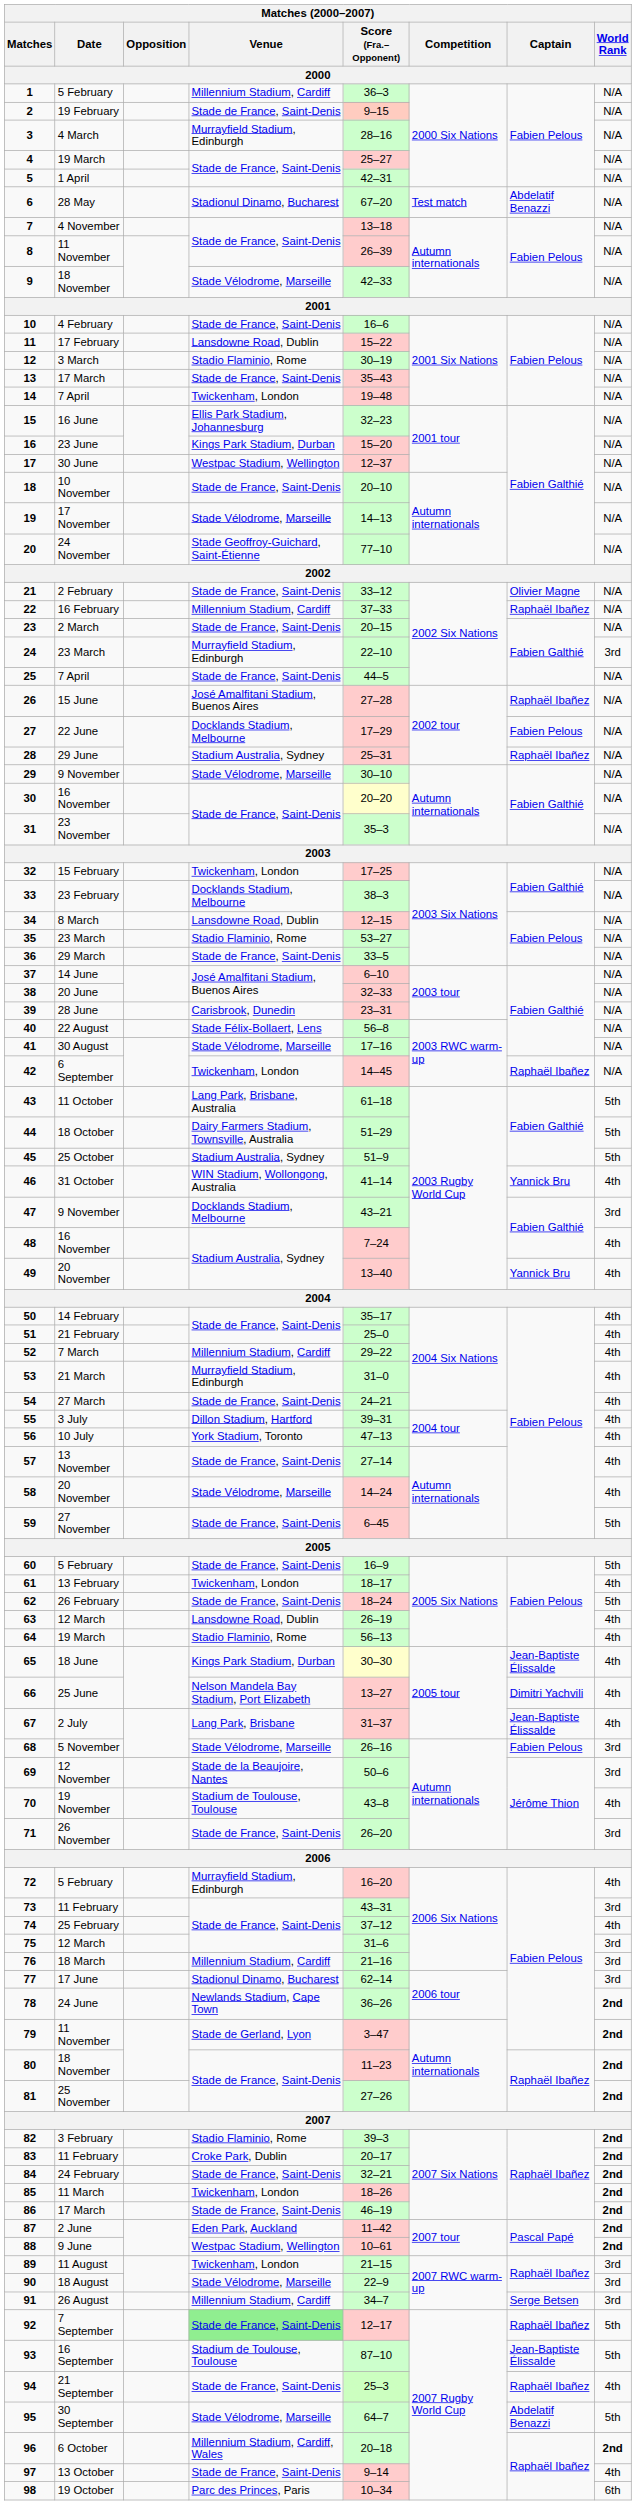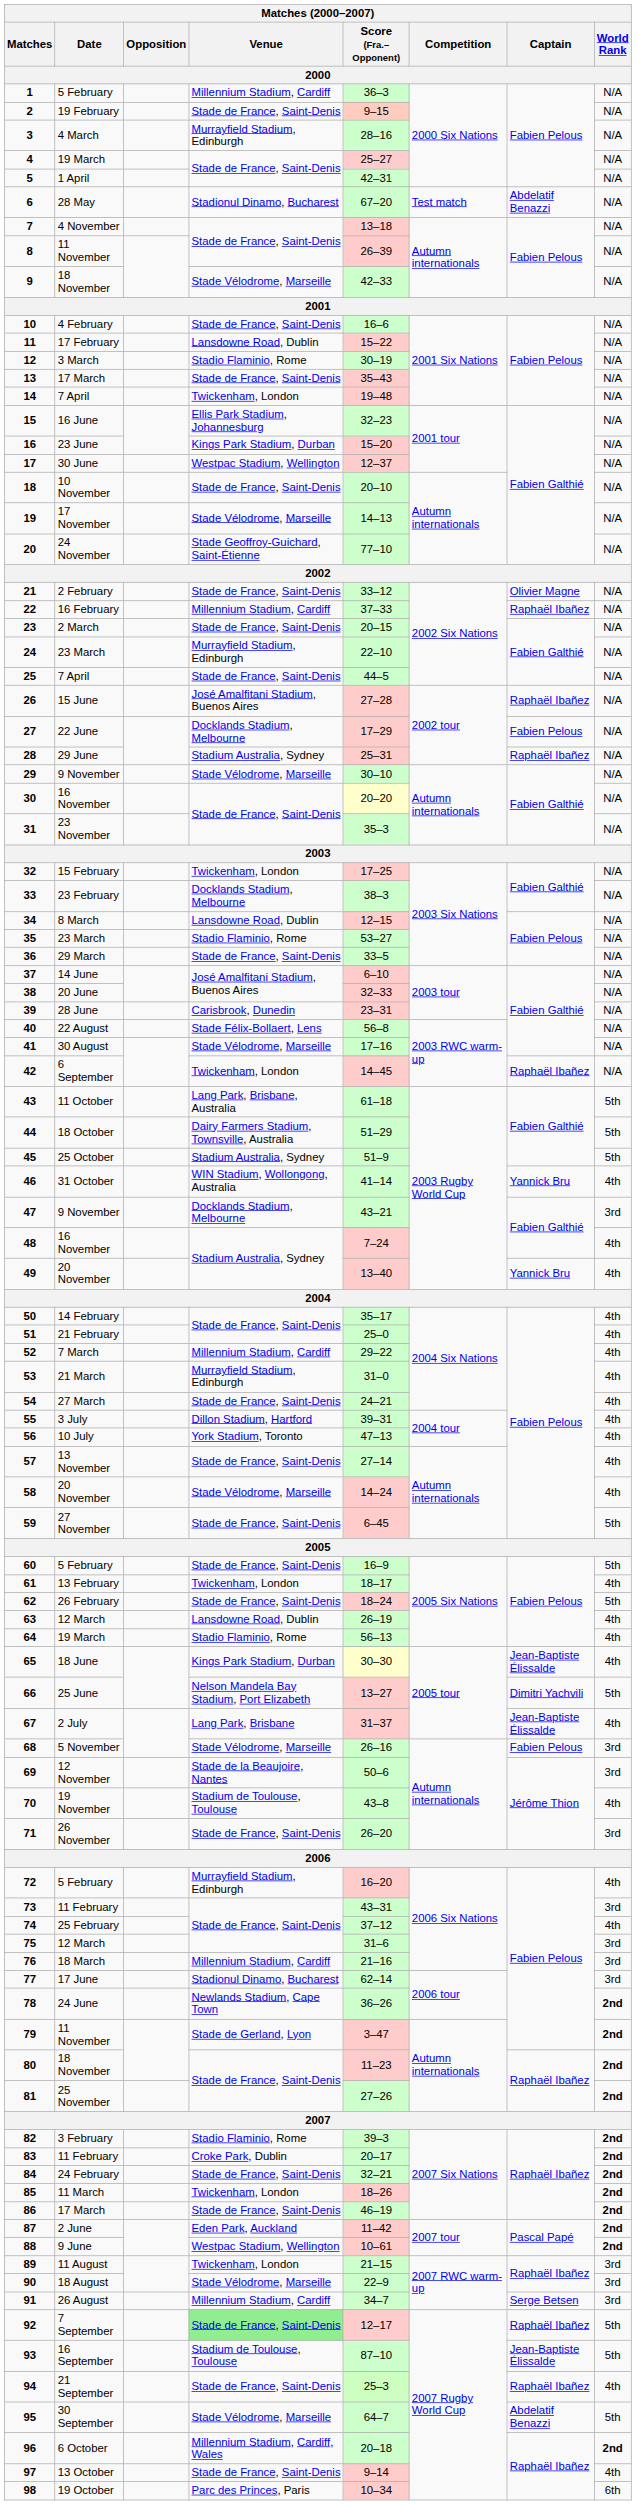(613, 652) 3rd -> (613, 652) N/A
(613, 1692) 4th -> (613, 1692) 5th
